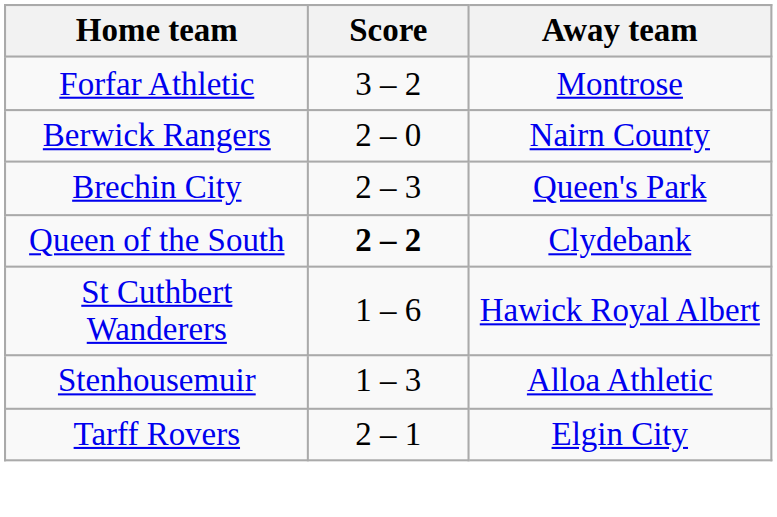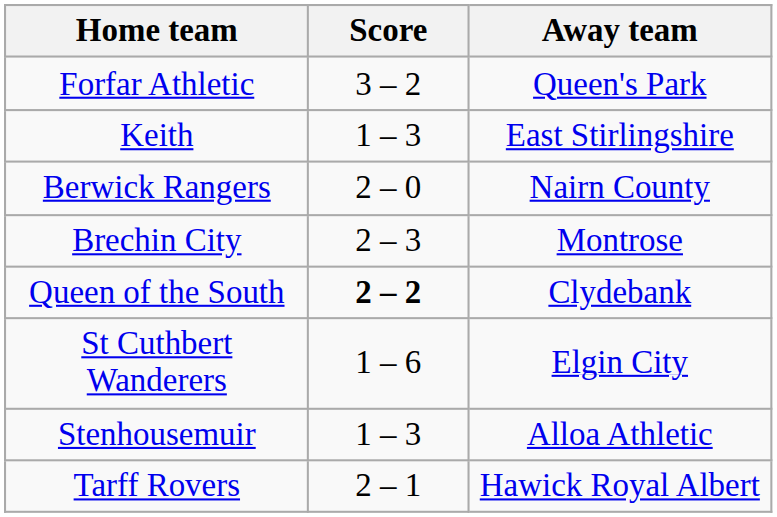(620, 82) Montrose -> (620, 82) Queen's Park
+ row: (157, 135)
(620, 187) Queen's Park -> (620, 239) Montrose
(620, 310) Hawick Royal Albert -> (620, 362) Elgin City
(620, 433) Elgin City -> (620, 485) Hawick Royal Albert
